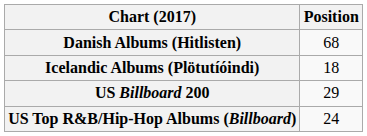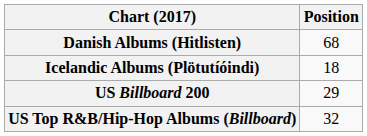(331, 118) 24 -> (331, 118) 32
